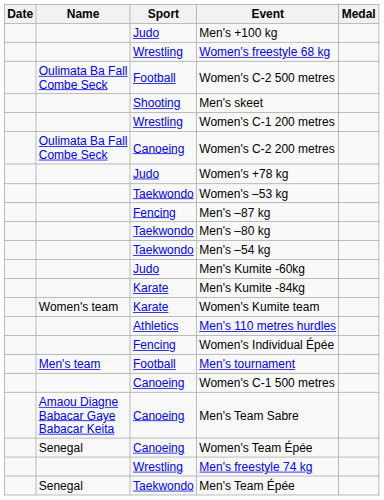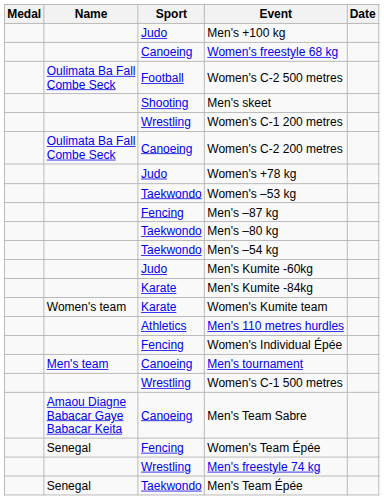columns swapped: (359, 14) <-> (20, 14)
(158, 52) Wrestling -> (167, 52) Canoeing
(154, 364) Football -> (167, 364) Canoeing
(159, 383) Canoeing -> (166, 383) Wrestling
(159, 448) Canoeing -> (162, 448) Fencing
